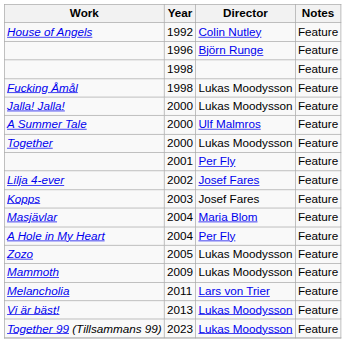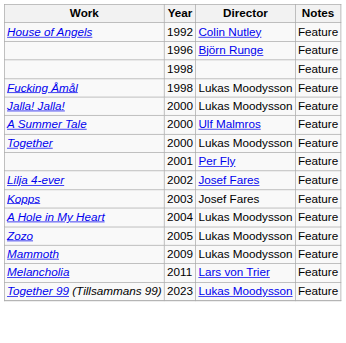- row: (32, 217)
(217, 236) Per Fly -> (246, 217) Lukas Moodysson
- row: (33, 310)
